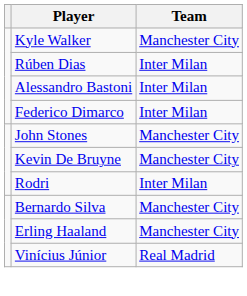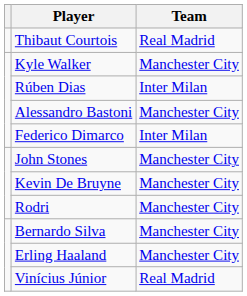+ row: (66, 40)
(173, 87) Inter Milan -> (189, 111) Manchester City
(173, 183) Inter Milan -> (189, 207) Manchester City
